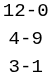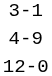rows swapped: (26, 11) <-> (26, 67)
